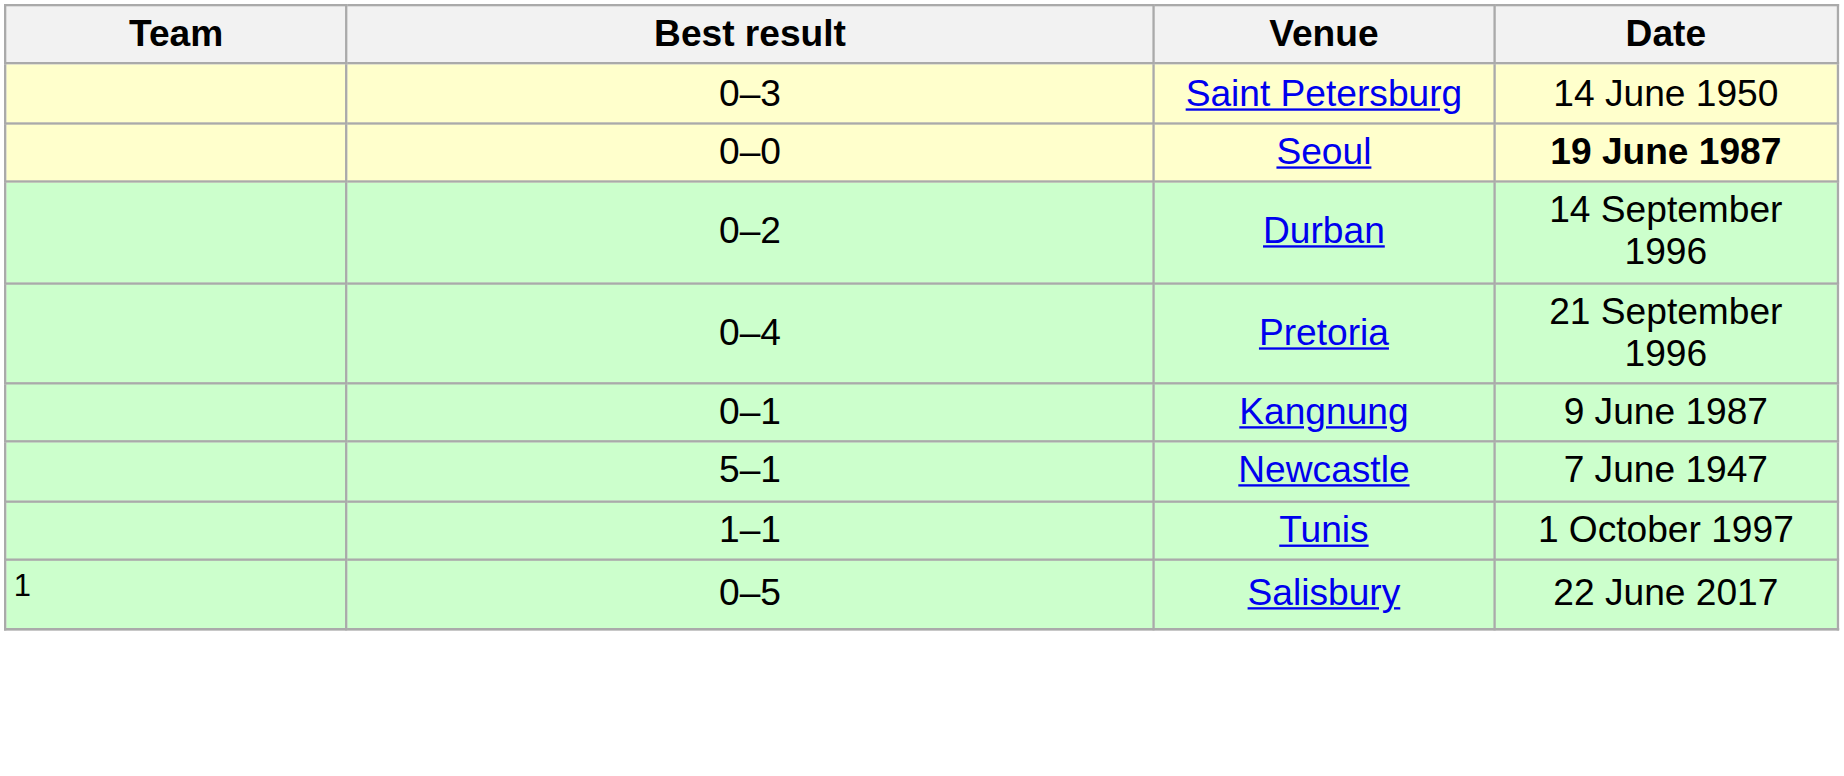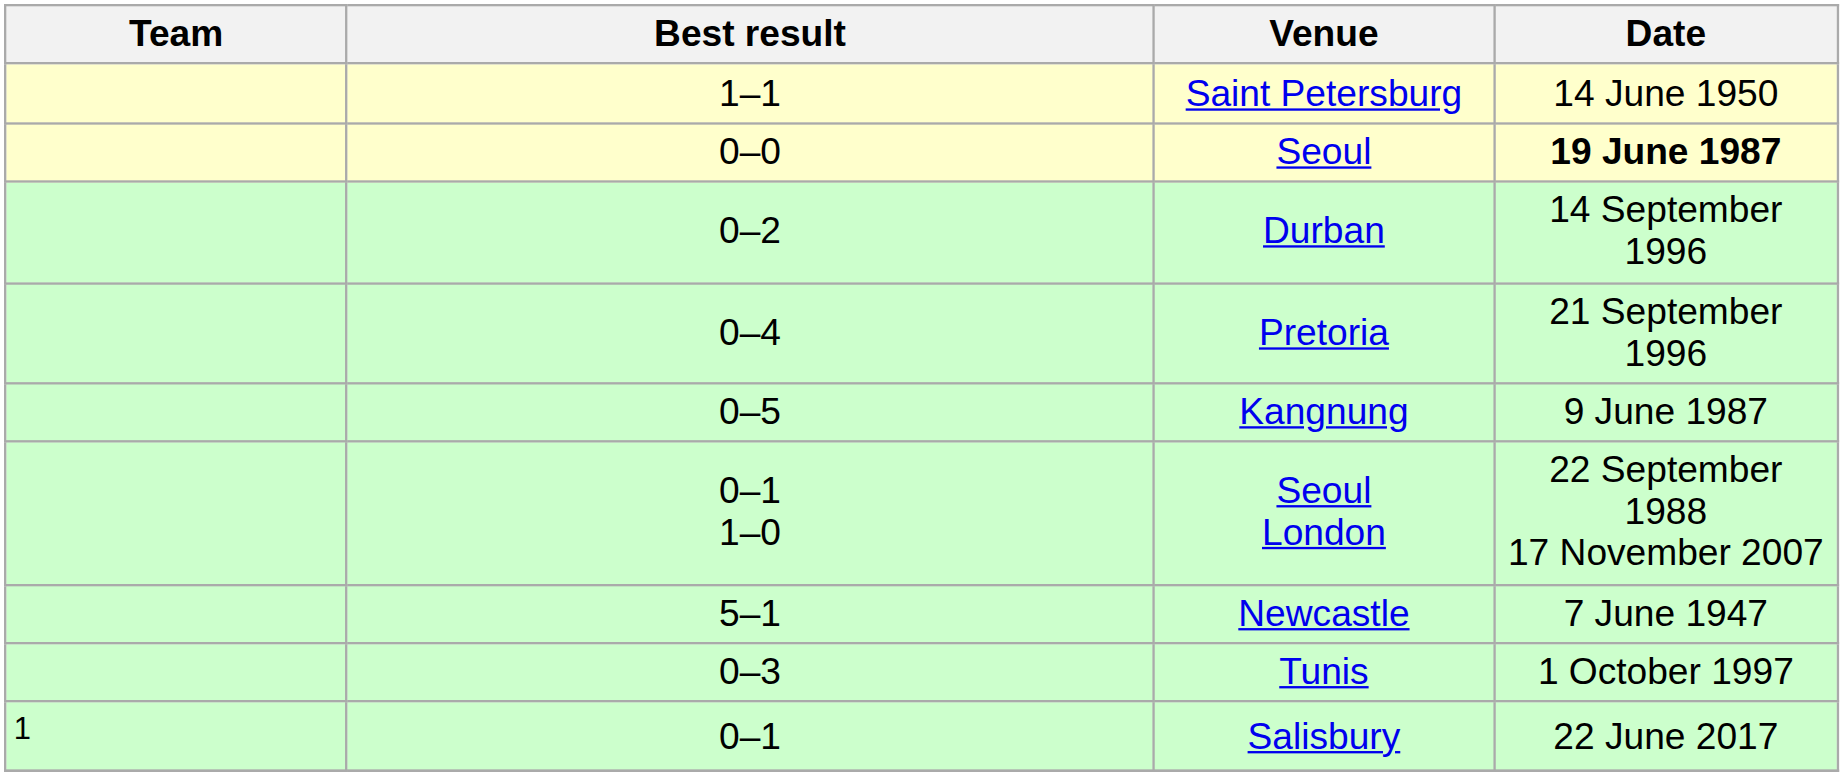(750, 92) 0–3 -> (750, 92) 1–1
(750, 411) 0–1 -> (750, 411) 0–5
+ row: (1324, 512)
(750, 529) 1–1 -> (750, 671) 0–3
(750, 593) 0–5 -> (750, 735) 0–1
